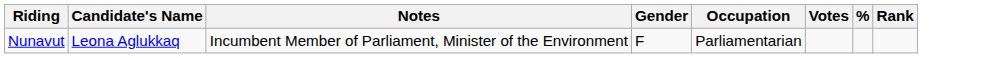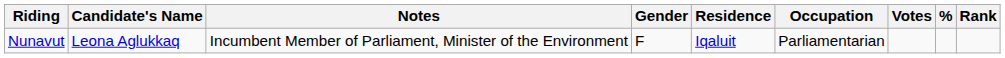+ column: (733, 16)
